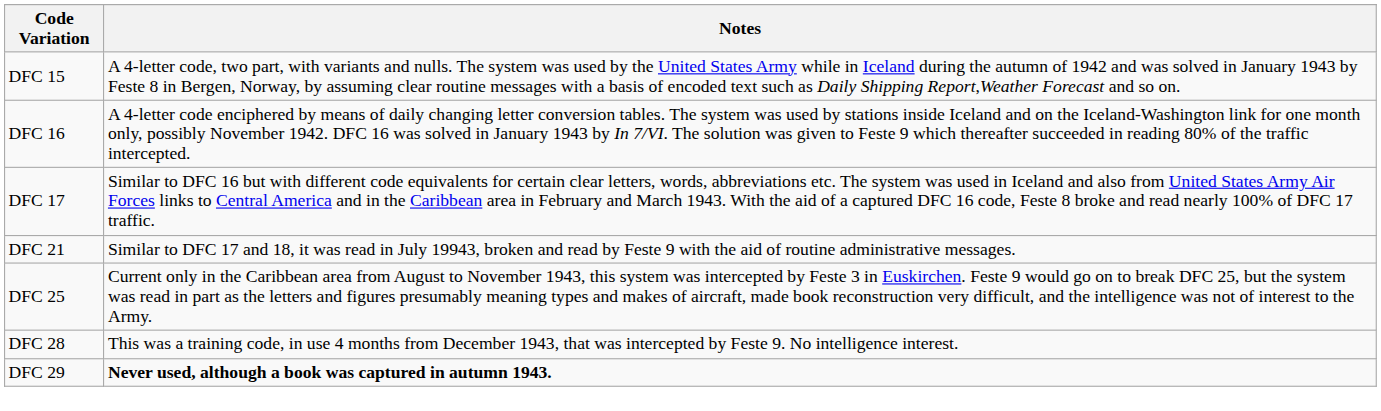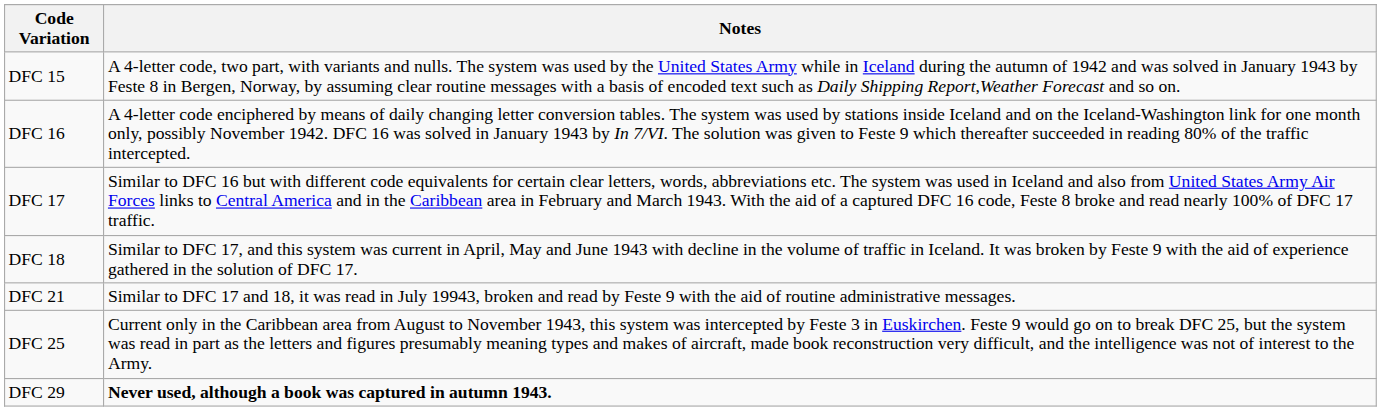+ row: (37, 258)
- row: (37, 344)
